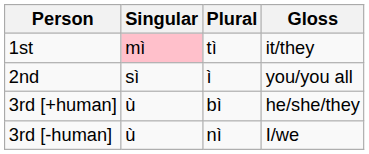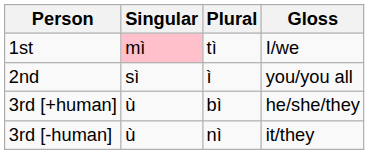(290, 47) it/they -> (282, 47) I/we
(282, 134) I/we -> (290, 134) it/they
